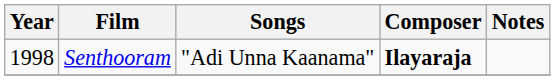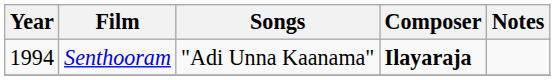(32, 57) 1998 -> (32, 57) 1994
